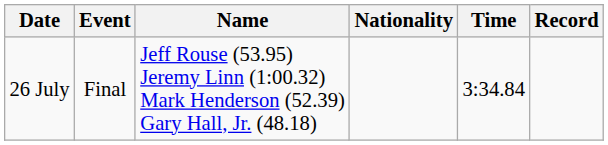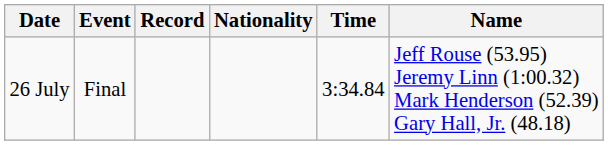columns swapped: (243, 20) <-> (567, 20)
